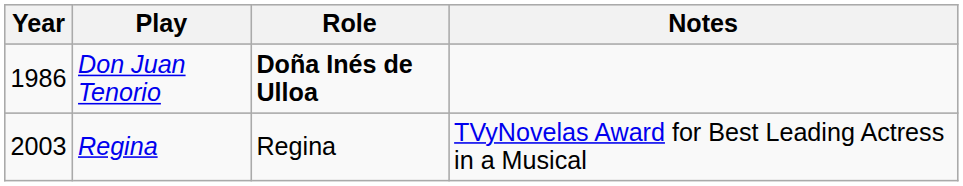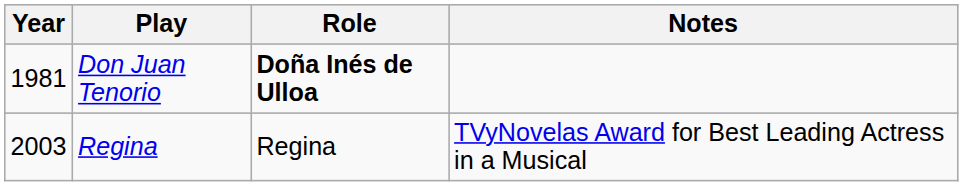(39, 78) 1986 -> (39, 78) 1981
